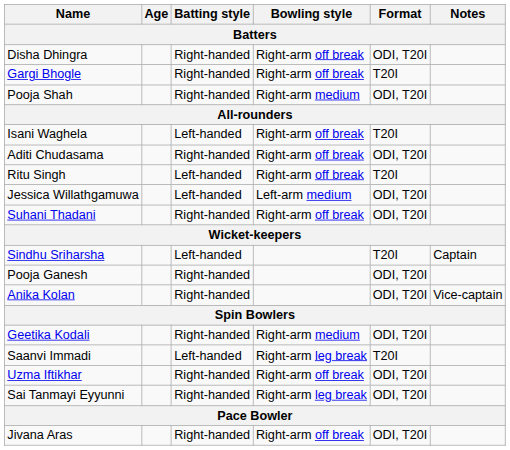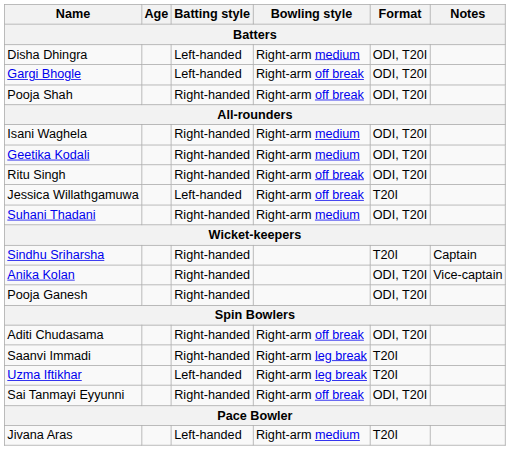(212, 54) Right-handed -> (208, 54) Left-handed
(310, 54) Right-arm off break -> (308, 54) Right-arm medium
(212, 74) Right-handed -> (208, 74) Left-handed
(385, 74) T20I -> (400, 74) ODI, T20I
(308, 94) Right-arm medium -> (310, 94) Right-arm off break
(208, 134) Left-handed -> (212, 134) Right-handed
(310, 134) Right-arm off break -> (308, 134) Right-arm medium
(385, 134) T20I -> (400, 134) ODI, T20I
rows swapped: (48, 335) <-> (55, 154)
(208, 174) Left-handed -> (212, 174) Right-handed
(385, 174) T20I -> (400, 174) ODI, T20I
(304, 194) Left-arm medium -> (310, 194) Right-arm off break
(400, 194) ODI, T20I -> (385, 194) T20I
(310, 214) Right-arm off break -> (308, 214) Right-arm medium
(208, 255) Left-handed -> (212, 255) Right-handed
rows swapped: (41, 295) <-> (47, 275)
(208, 355) Left-handed -> (212, 355) Right-handed
(212, 375) Right-handed -> (208, 375) Left-handed
(310, 375) Right-arm off break -> (311, 375) Right-arm leg break
(400, 375) ODI, T20I -> (385, 375) T20I
(311, 395) Right-arm leg break -> (310, 395) Right-arm off break
(212, 435) Right-handed -> (208, 435) Left-handed
(310, 435) Right-arm off break -> (308, 435) Right-arm medium
(400, 435) ODI, T20I -> (385, 435) T20I
